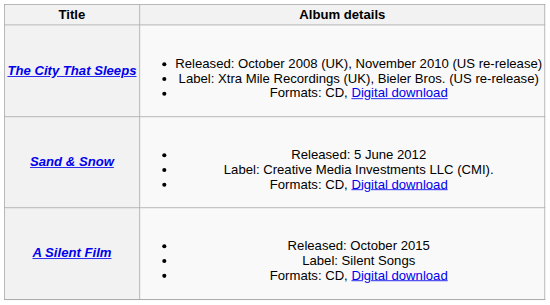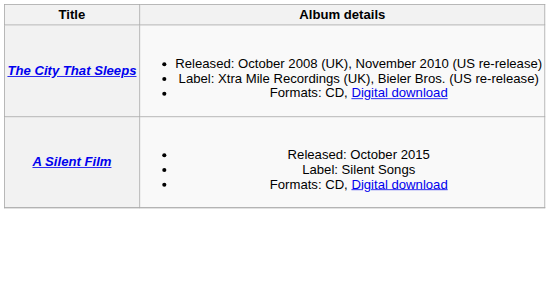- row: (72, 162)
